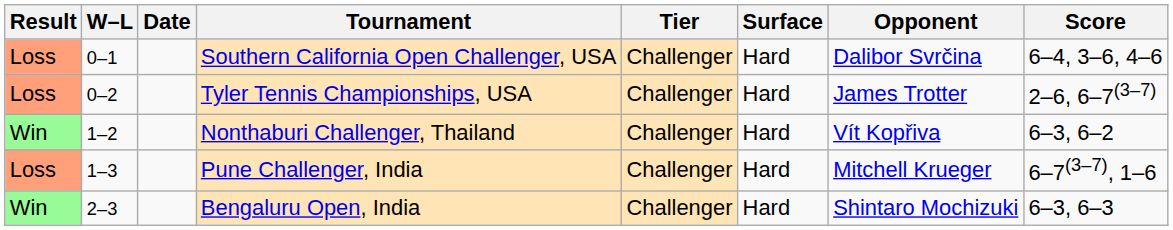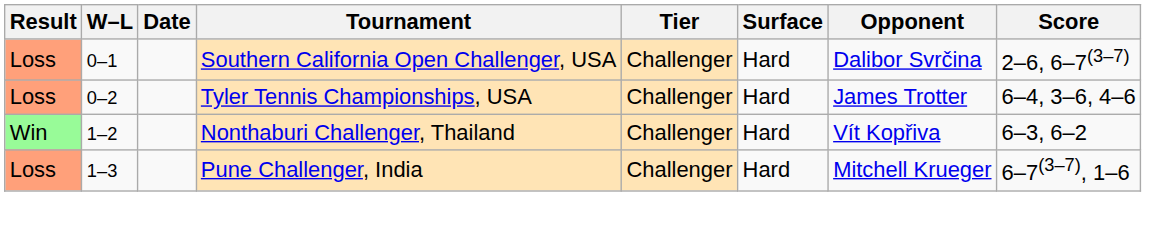(1095, 56) 6–4, 3–6, 4–6 -> (1066, 59) 2–6, 6–7(3–7)
(1092, 94) 2–6, 6–7(3–7) -> (1069, 97) 6–4, 3–6, 4–6
- row: (311, 207)
